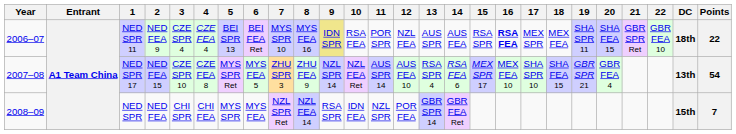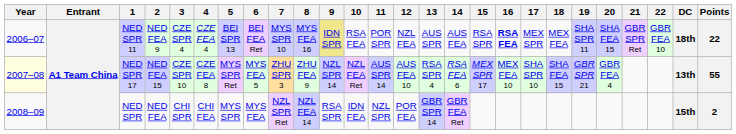(25, 75) no background -> (25, 75) lightyellow background
(715, 75) 54 -> (715, 75) 55
(715, 112) 7 -> (715, 112) 2
